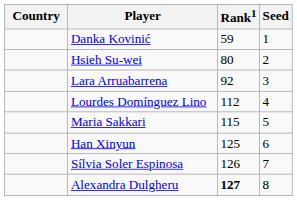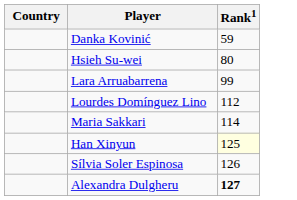- column: (276, 16)
(227, 80) 92 -> (227, 80) 99
(230, 122) 115 -> (230, 122) 114
(230, 143) no background -> (230, 143) lightyellow background
